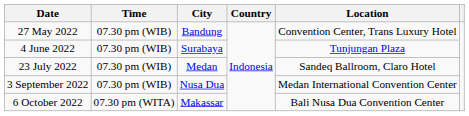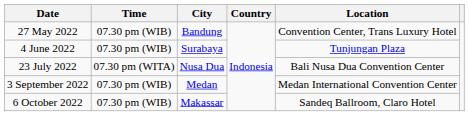(134, 66) 07.30 pm (WIB) -> (134, 66) 07.30 pm (WITA)
(202, 66) Medan -> (202, 66) Nusa Dua
(367, 66) Sandeq Ballroom, Claro Hotel -> (367, 66) Bali Nusa Dua Convention Center
(202, 84) Nusa Dua -> (202, 84) Medan
(134, 102) 07.30 pm (WITA) -> (134, 102) 07.30 pm (WIB)
(367, 102) Bali Nusa Dua Convention Center -> (367, 102) Sandeq Ballroom, Claro Hotel
